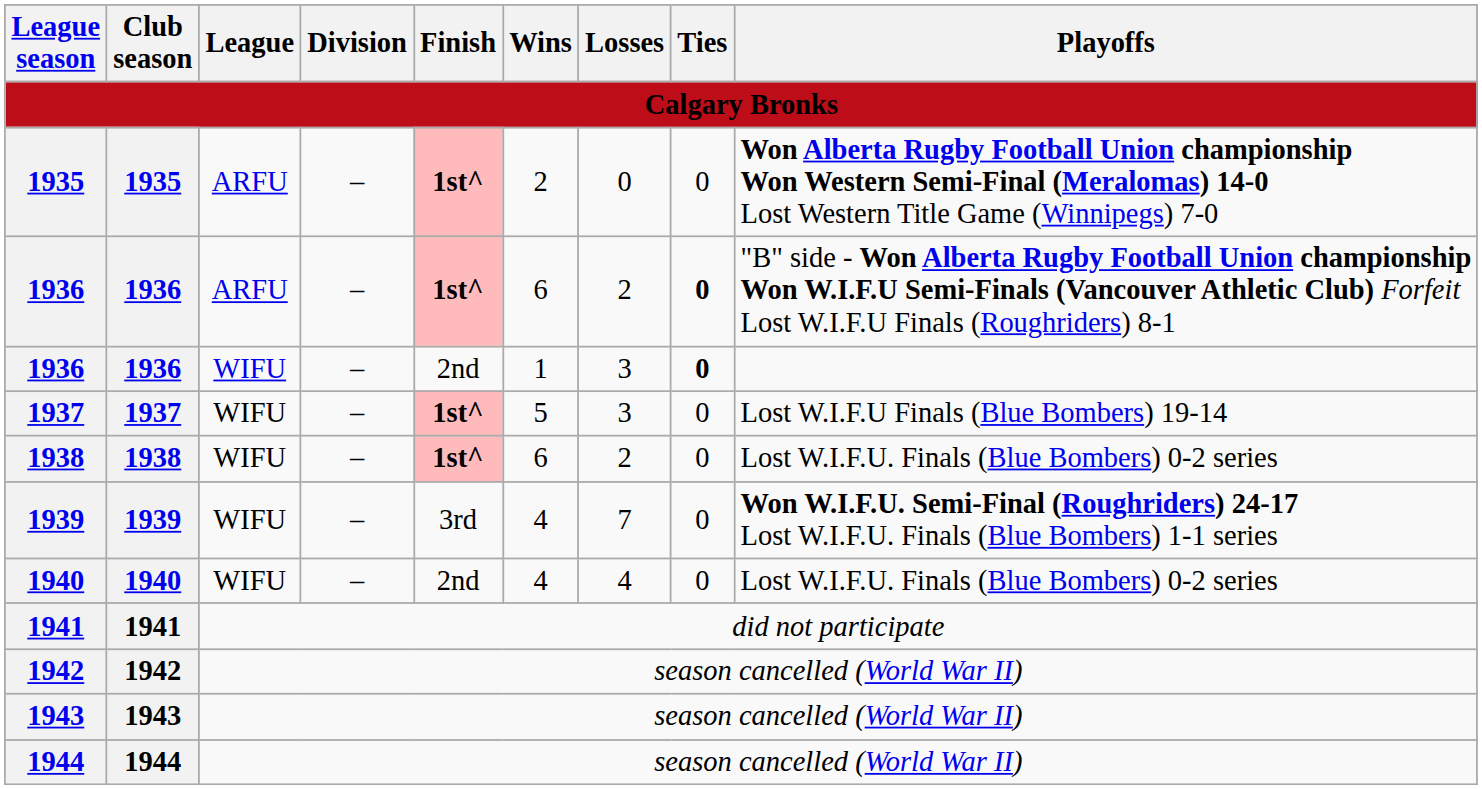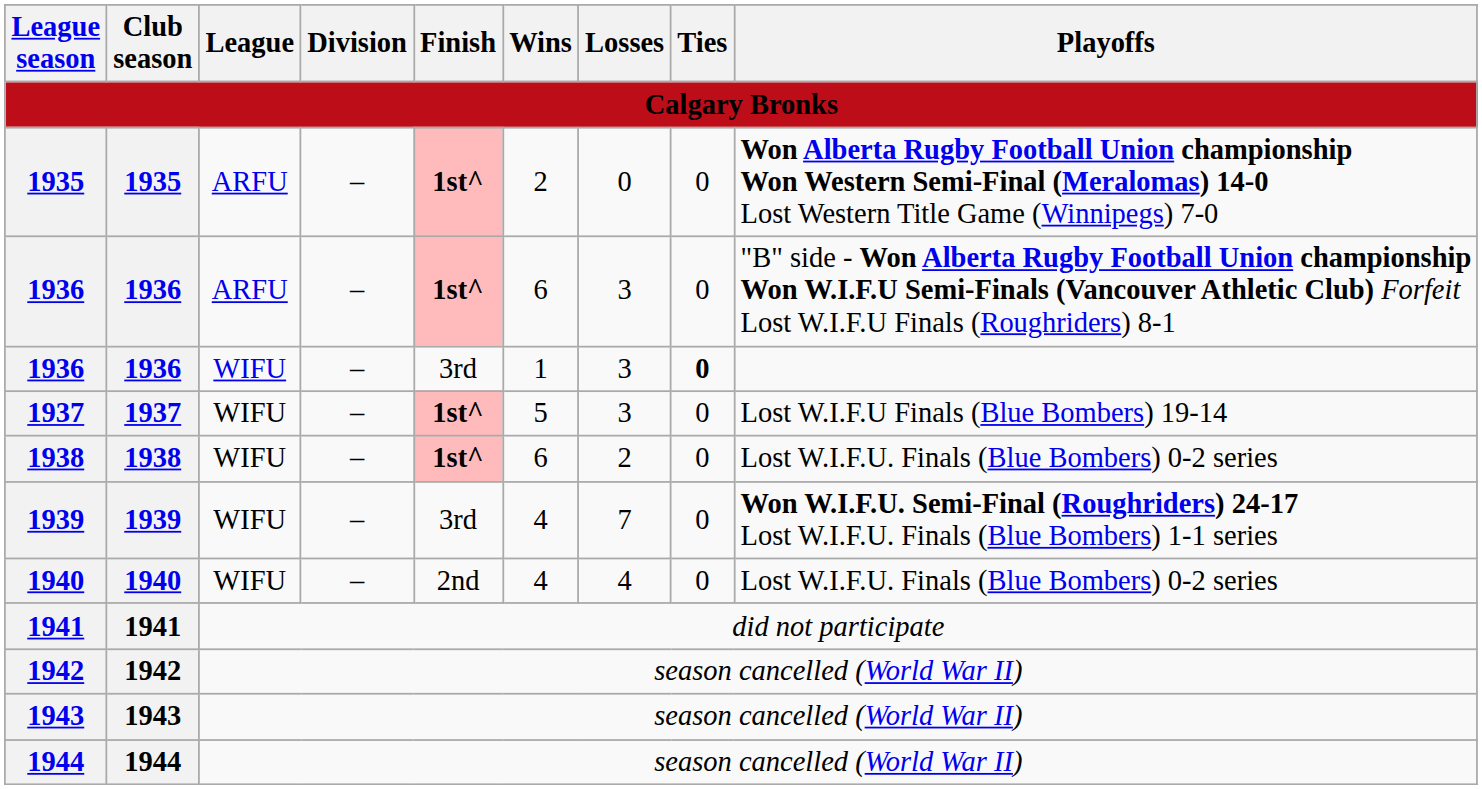(625, 290) 2 -> (625, 290) 3
(702, 290) bold -> (702, 290) normal
(458, 367) 2nd -> (458, 367) 3rd
